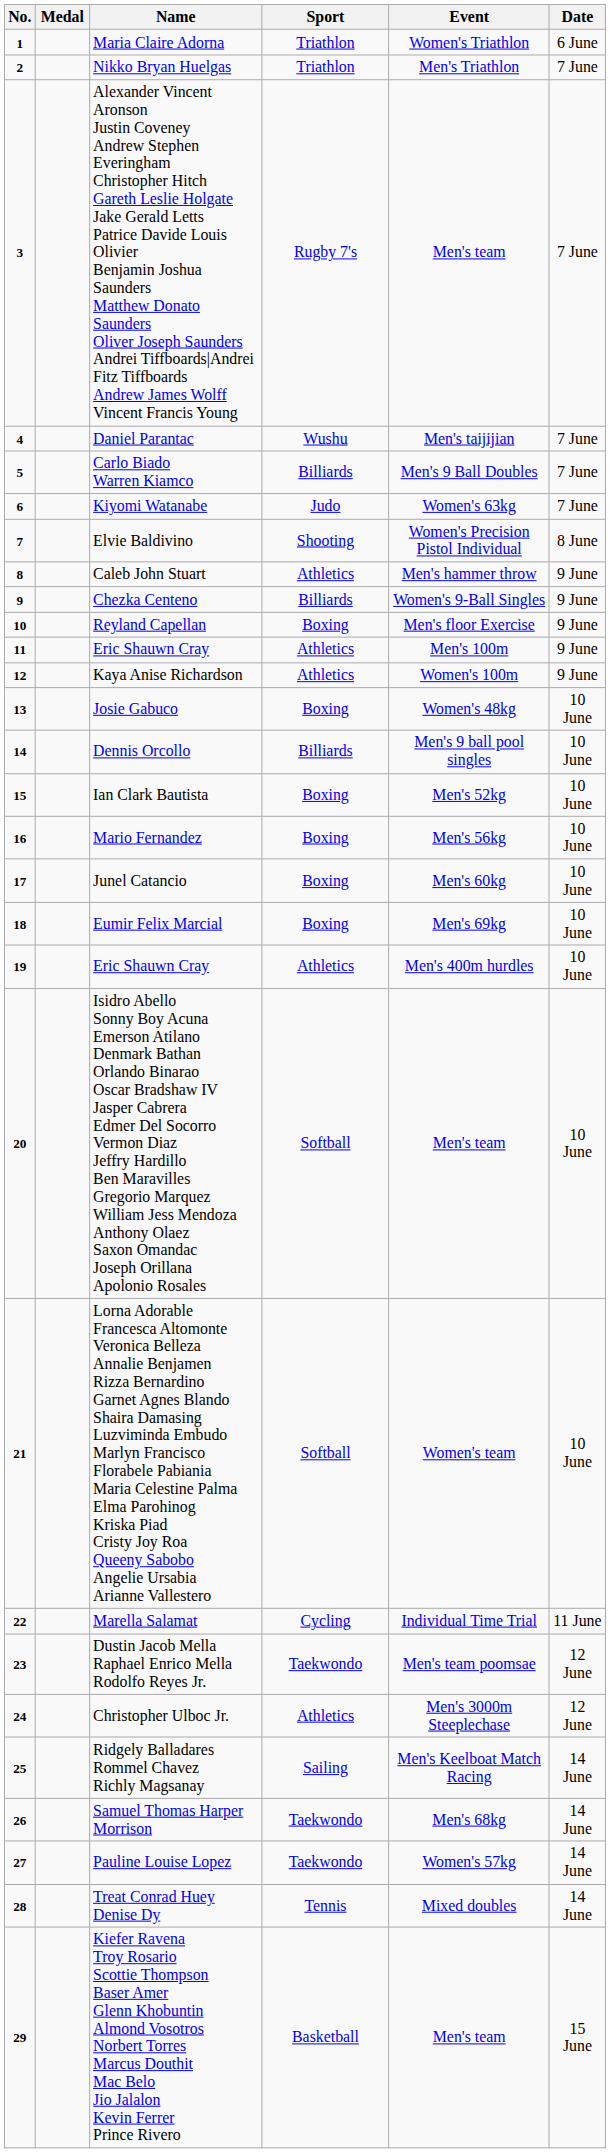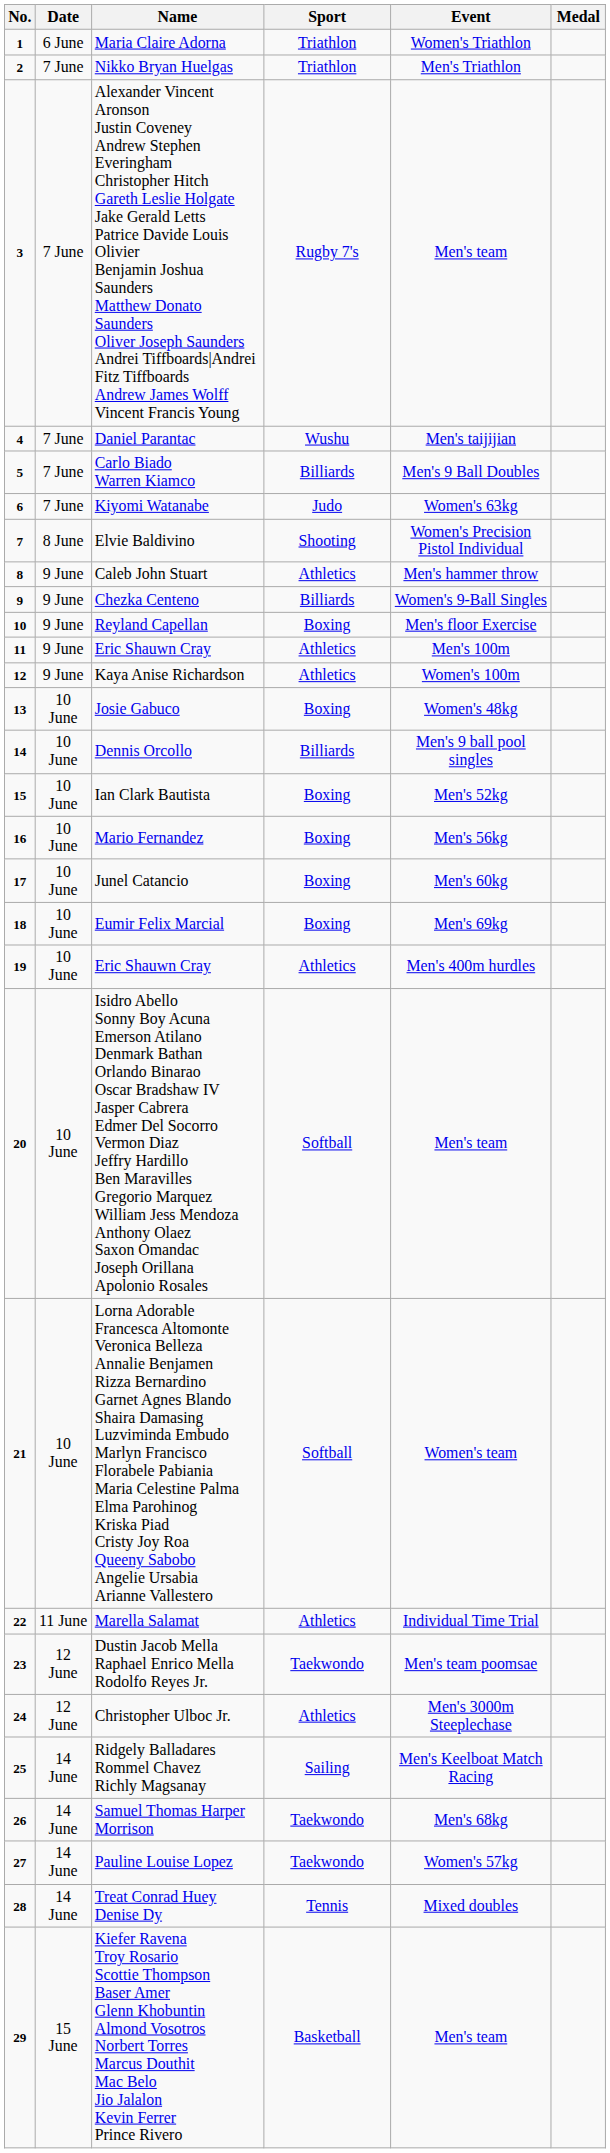columns swapped: (62, 17) <-> (577, 17)
(325, 1621) Cycling -> (327, 1621) Athletics
